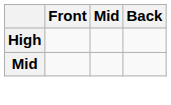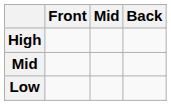+ row: (25, 87)
